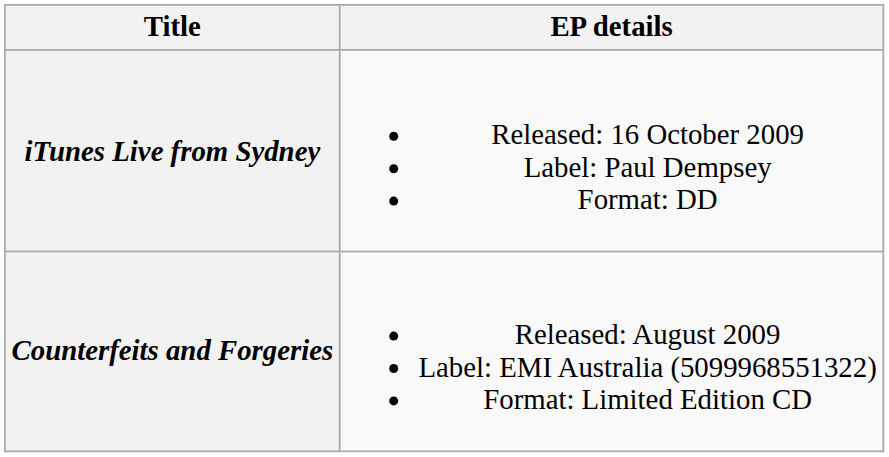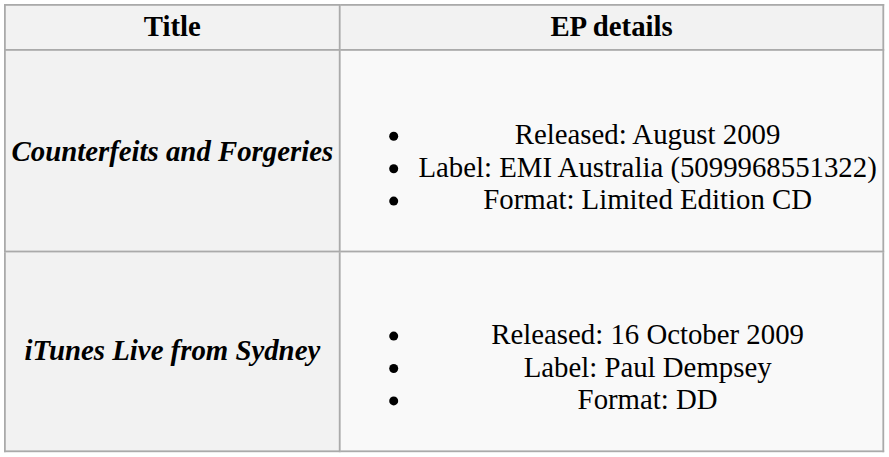rows swapped: (172, 350) <-> (172, 150)
